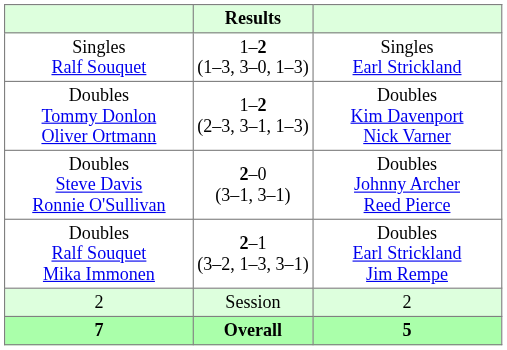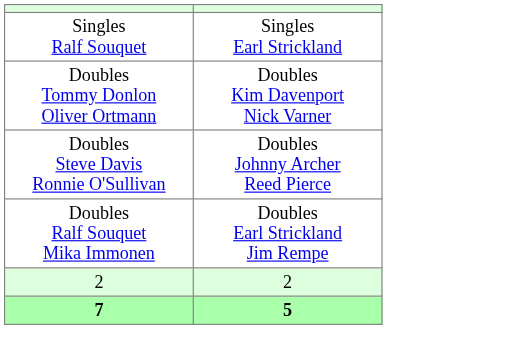- column: (253, 18)
